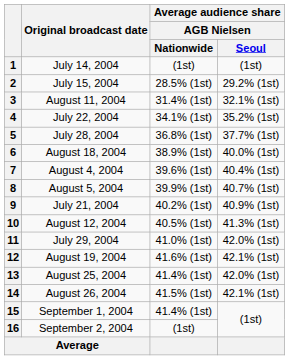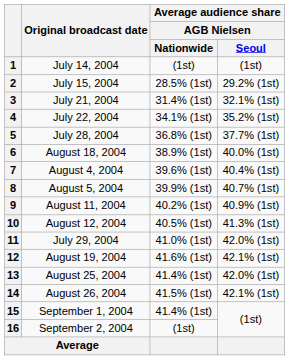(86, 100) August 11, 2004 -> (86, 100) July 21, 2004
(86, 205) July 21, 2004 -> (86, 205) August 11, 2004
